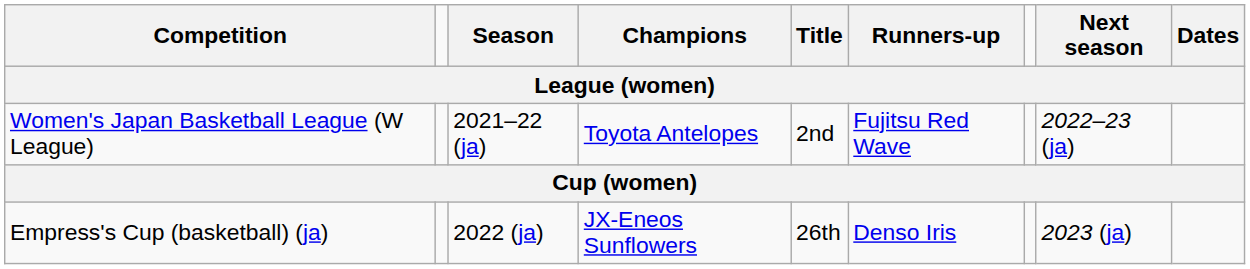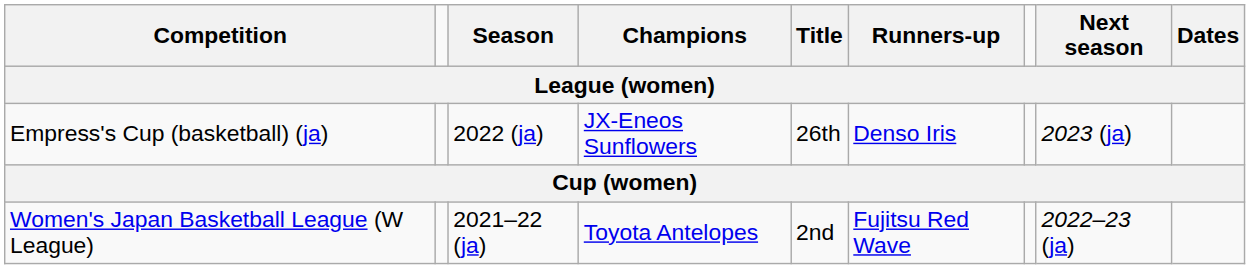rows swapped: (207, 133) <-> (169, 232)
